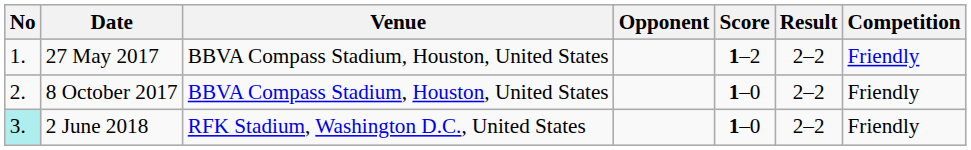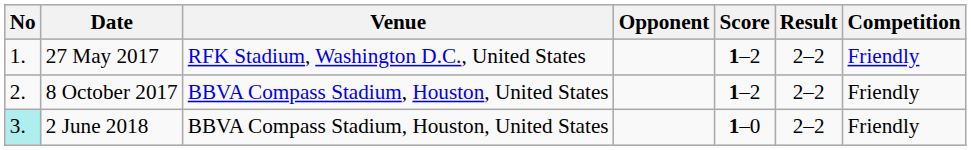(398, 56) BBVA Compass Stadium, Houston, United States -> (387, 56) RFK Stadium, Washington D.C., United States
(745, 91) 1–0 -> (745, 91) 1–2
(387, 126) RFK Stadium, Washington D.C., United States -> (398, 126) BBVA Compass Stadium, Houston, United States
